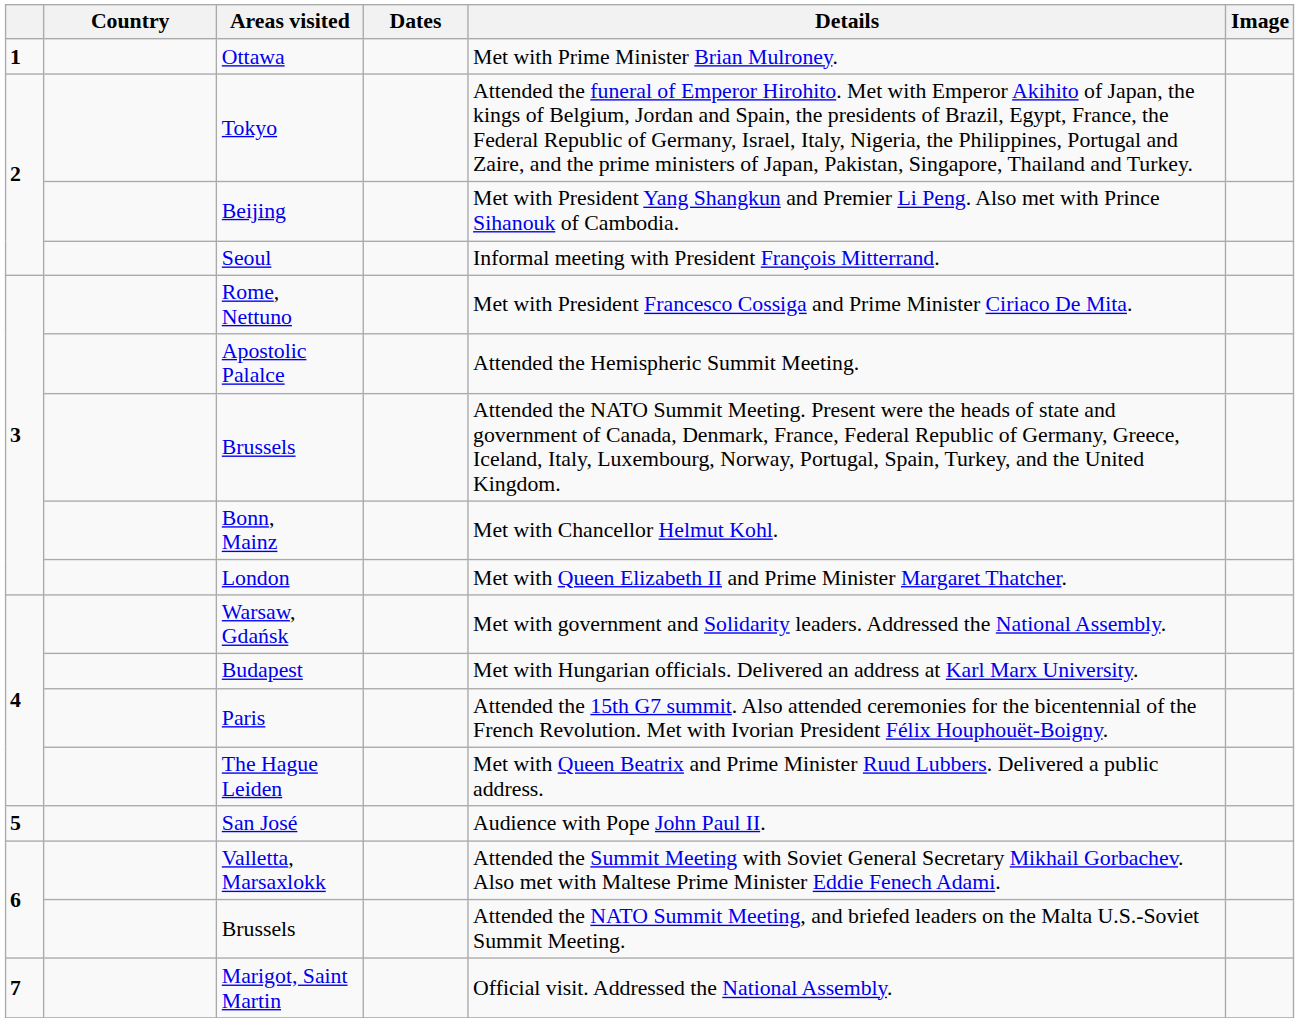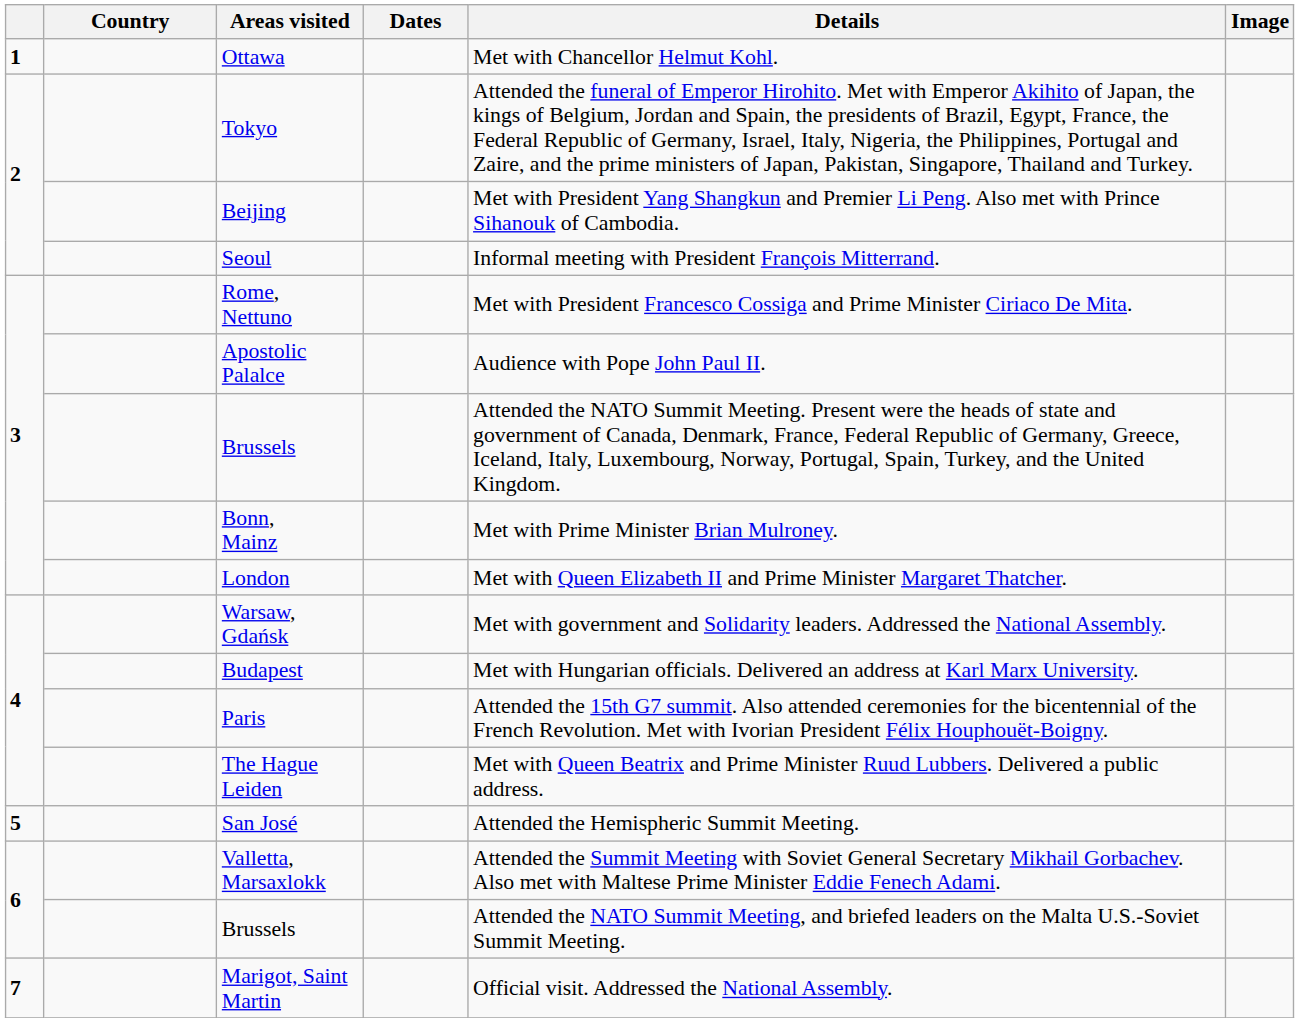(656, 56) Met with Prime Minister Brian Mulroney. -> (626, 56) Met with Chancellor Helmut Kohl.
(666, 363) Attended the Hemispheric Summit Meeting. -> (619, 363) Audience with Pope John Paul II.
(626, 530) Met with Chancellor Helmut Kohl. -> (656, 530) Met with Prime Minister Brian Mulroney.
(619, 823) Audience with Pope John Paul II. -> (666, 823) Attended the Hemispheric Summit Meeting.
